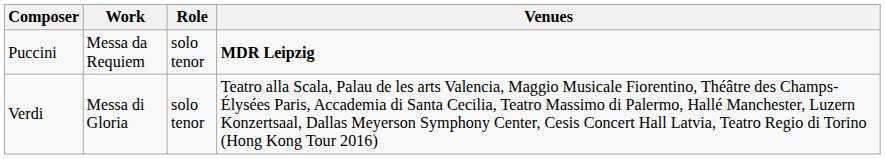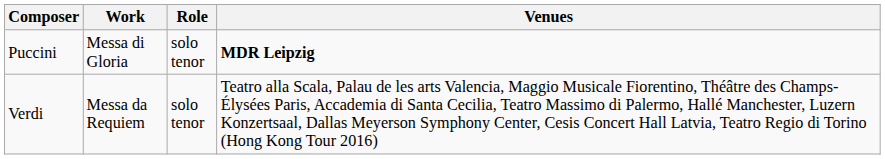(117, 52) Messa da Requiem -> (116, 52) Messa di Gloria
(116, 114) Messa di Gloria -> (117, 114) Messa da Requiem
